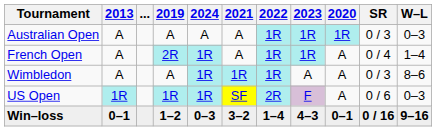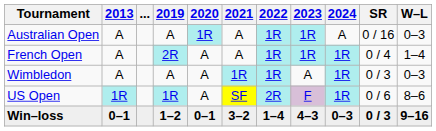columns swapped: (342, 14) <-> (205, 14)
(378, 34) 0 / 3 -> (378, 34) 0 / 16
(414, 75) 8–6 -> (414, 75) 0–3
(414, 95) 0–3 -> (414, 95) 8–6
(378, 116) 0 / 16 -> (378, 116) 0 / 3
